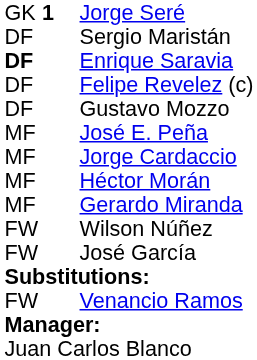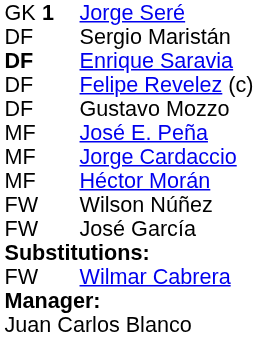- row: (161, 204)
+ row: (155, 276)
- row: (161, 300)
